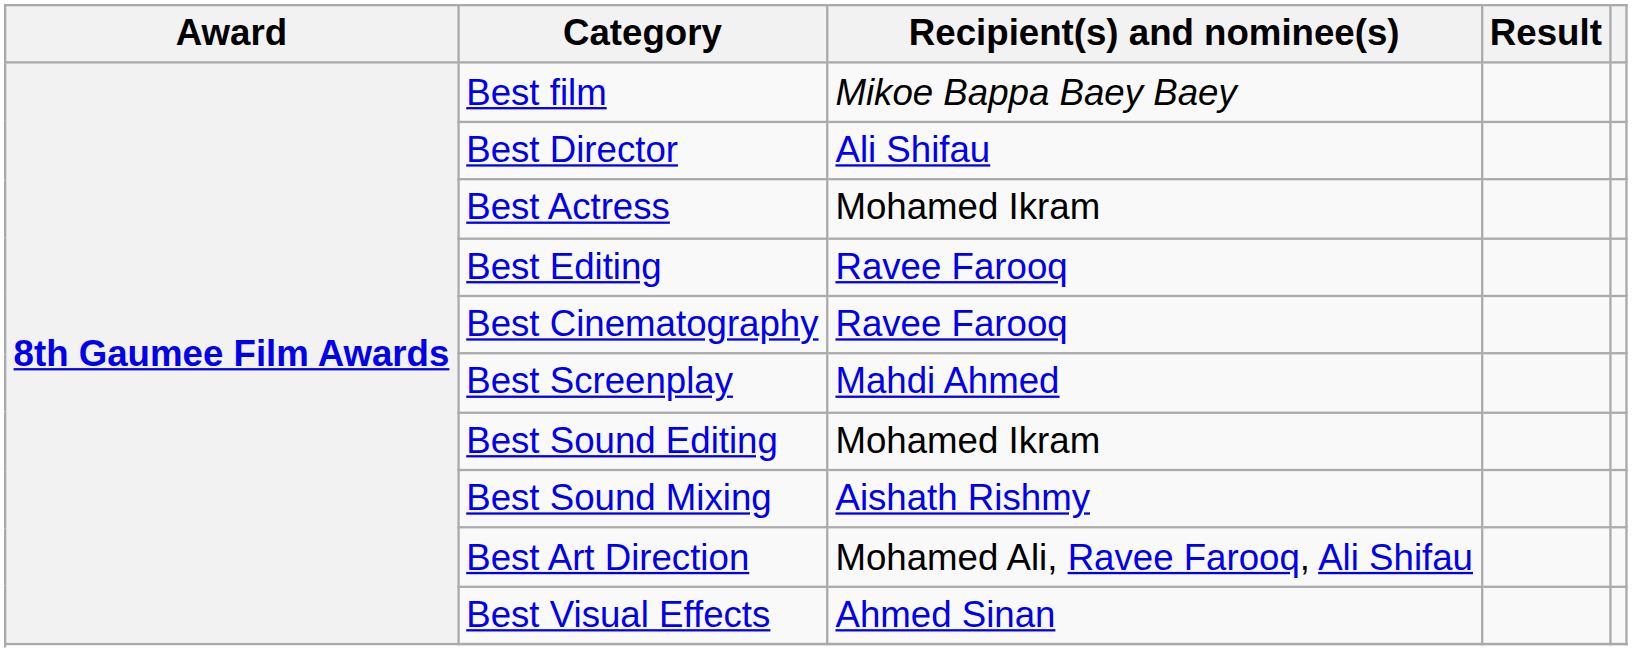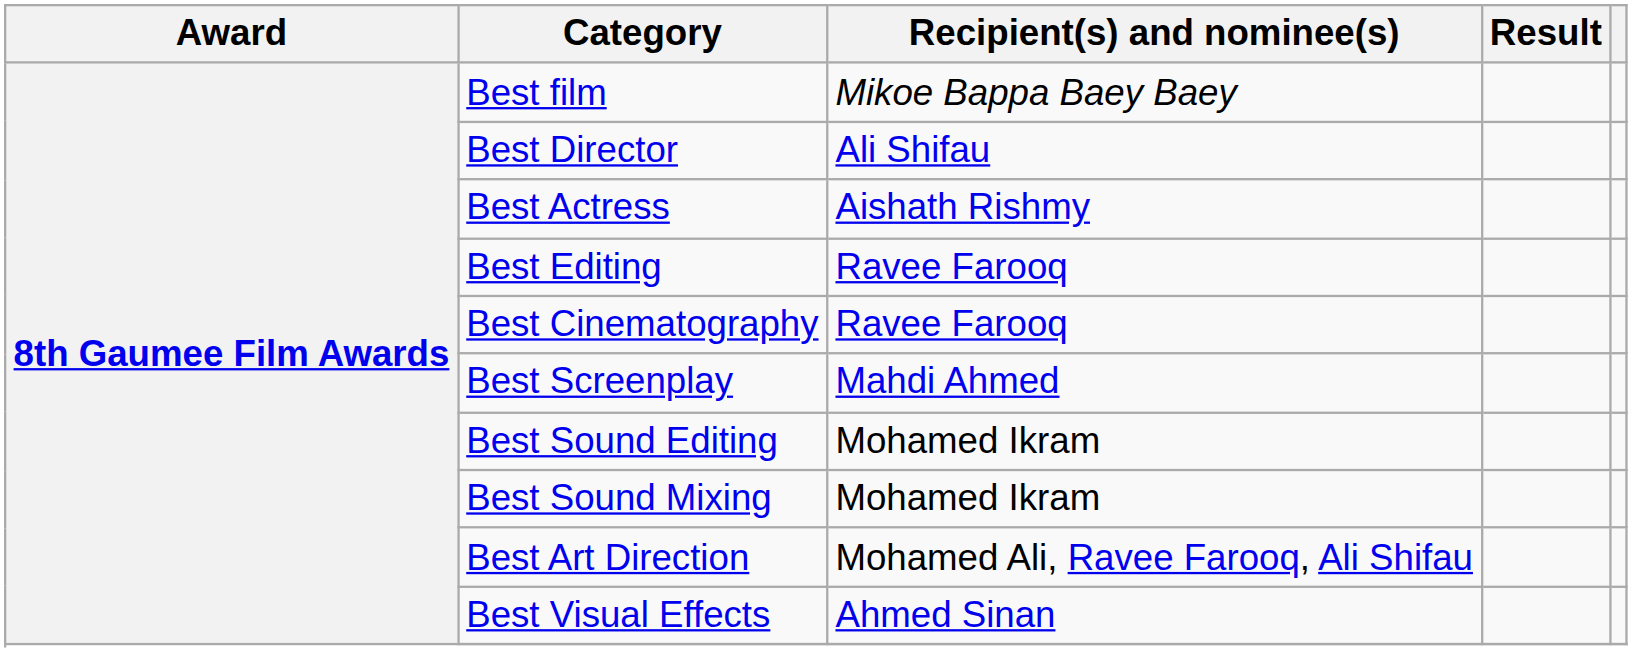(968, 207) Mohamed Ikram -> (963, 207) Aishath Rishmy
(963, 498) Aishath Rishmy -> (968, 498) Mohamed Ikram
